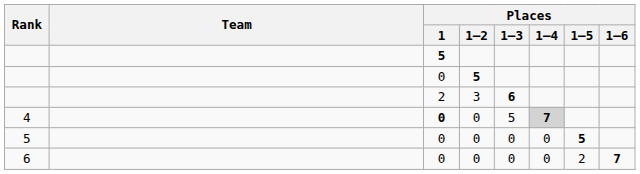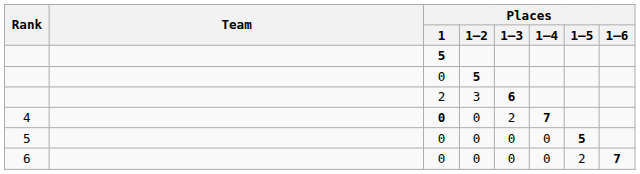(512, 118) 5 -> (512, 118) 2
(547, 118) lightgrey background -> (547, 118) no background
